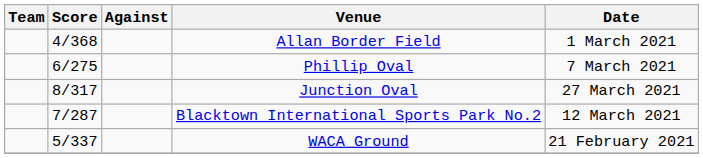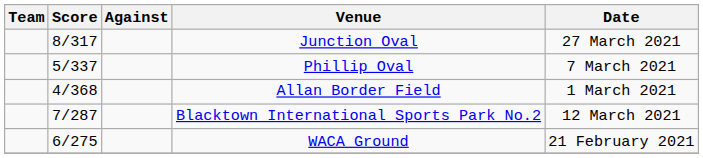rows swapped: (359, 42) <-> (359, 91)
(75, 67) 6/275 -> (75, 67) 5/337
(75, 141) 5/337 -> (75, 141) 6/275
